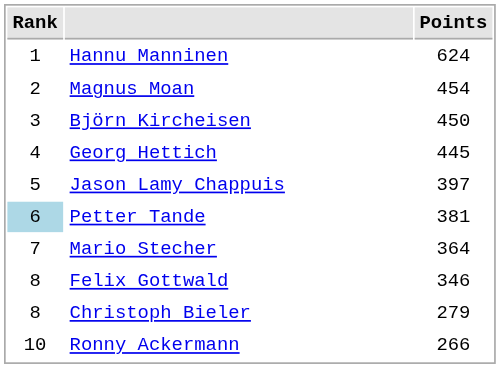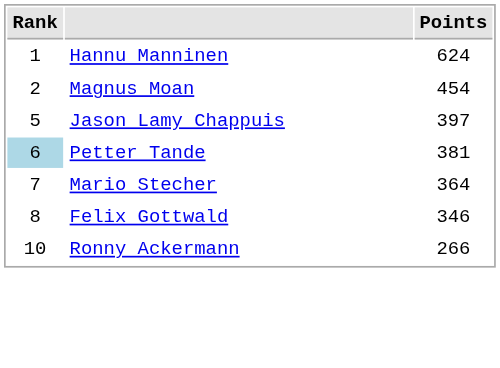- row: (160, 121)
- row: (143, 153)
- row: (160, 313)
